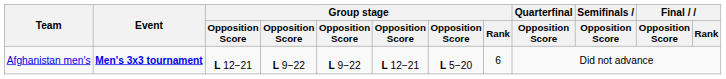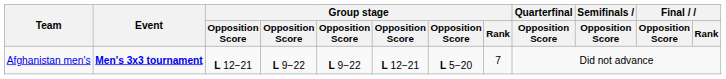(498, 61) 6 -> (498, 61) 7
